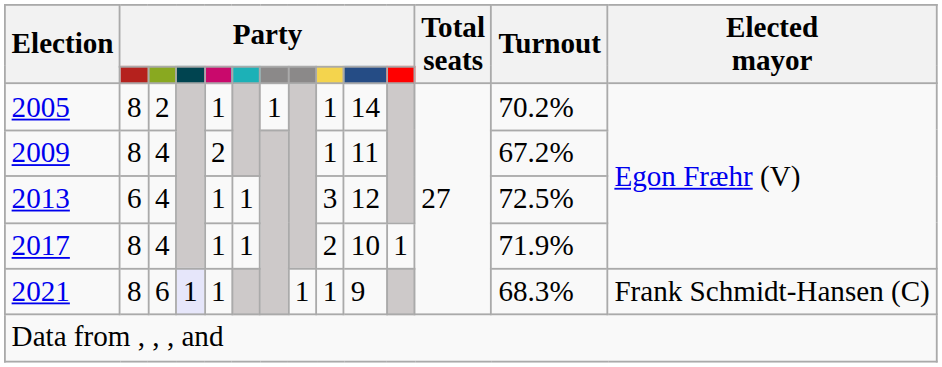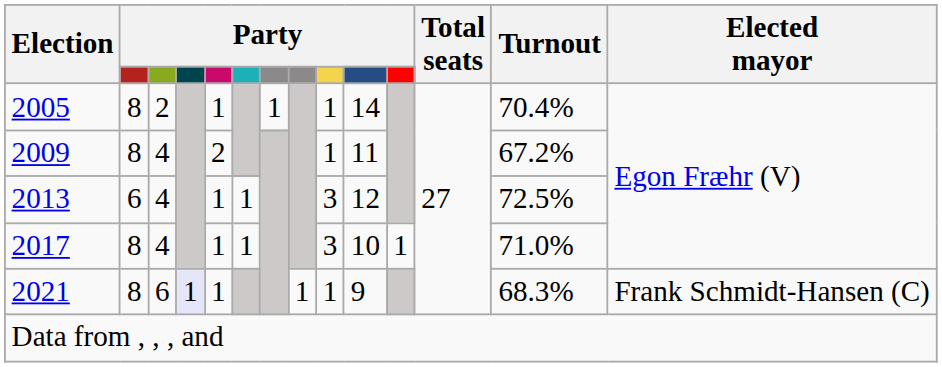(536, 106) 70.2% -> (536, 106) 70.4%
(330, 245) 2 -> (330, 245) 3
(536, 245) 71.9% -> (536, 245) 71.0%
